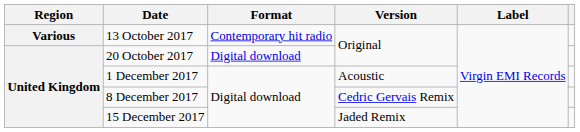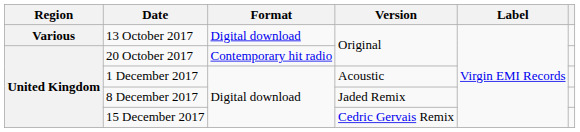(271, 35) Contemporary hit radio -> (256, 35) Digital download
(256, 55) Digital download -> (271, 55) Contemporary hit radio
(396, 96) Cedric Gervais Remix -> (372, 96) Jaded Remix
(372, 117) Jaded Remix -> (396, 117) Cedric Gervais Remix
